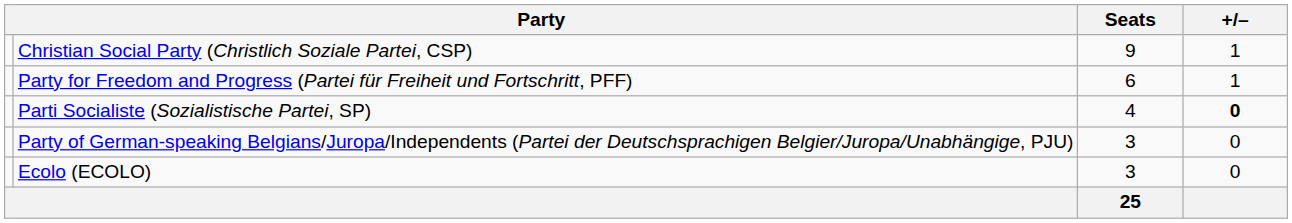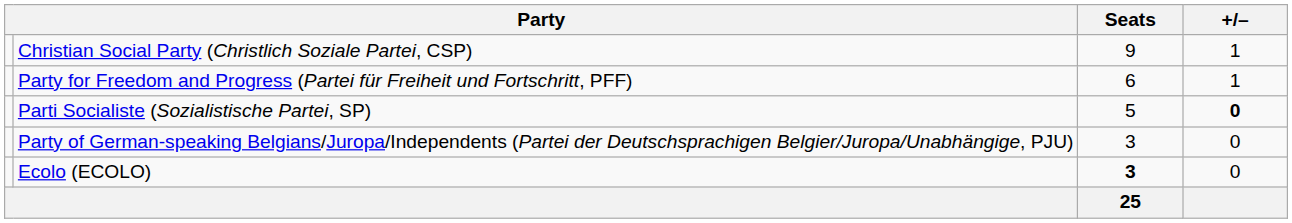(1130, 111) 4 -> (1130, 111) 5
(1130, 171) normal -> (1130, 171) bold
